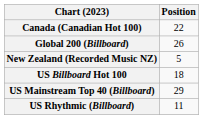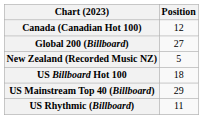(179, 28) 22 -> (179, 28) 12
(179, 43) 26 -> (179, 43) 27
